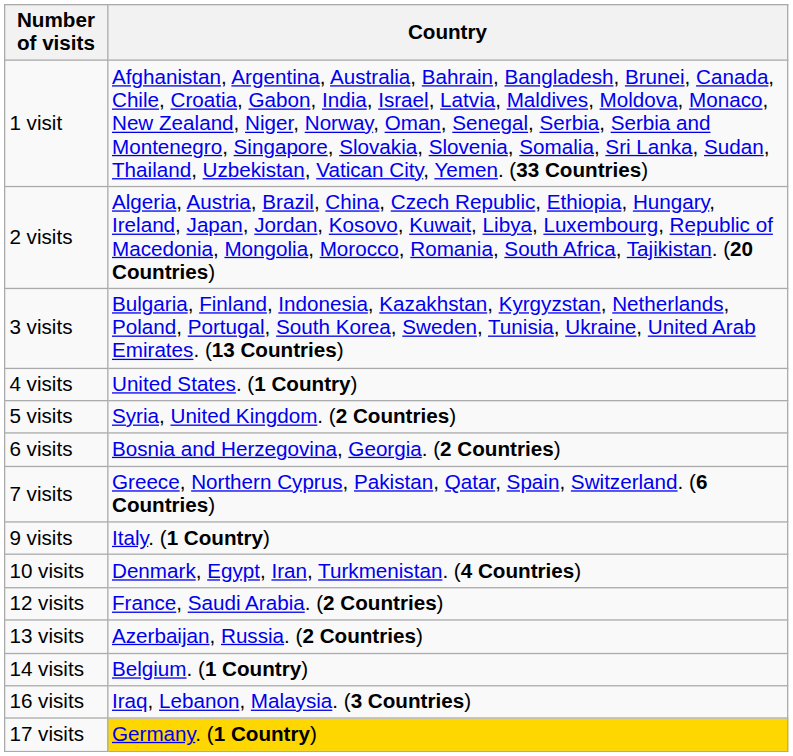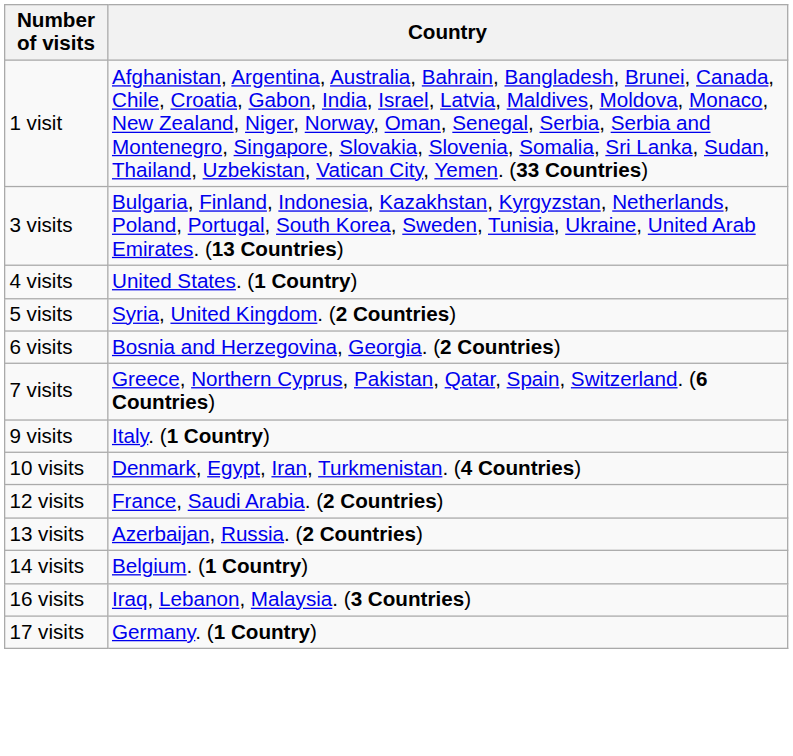- row: (41, 237)
(214, 734) gold background -> (214, 632) no background
